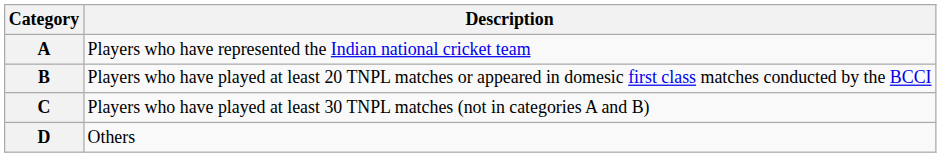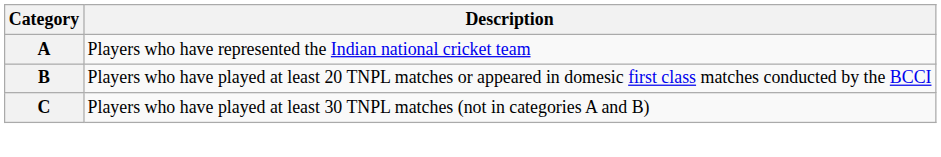- row: (44, 137)
